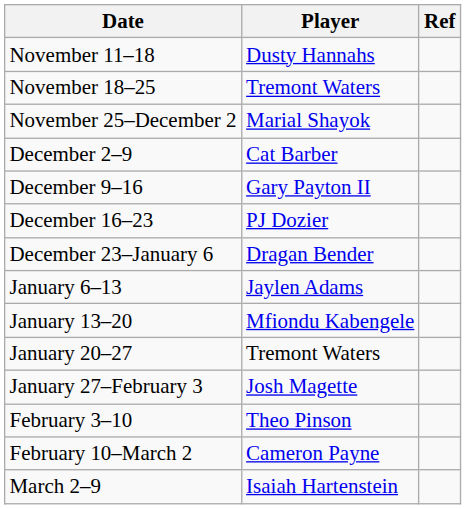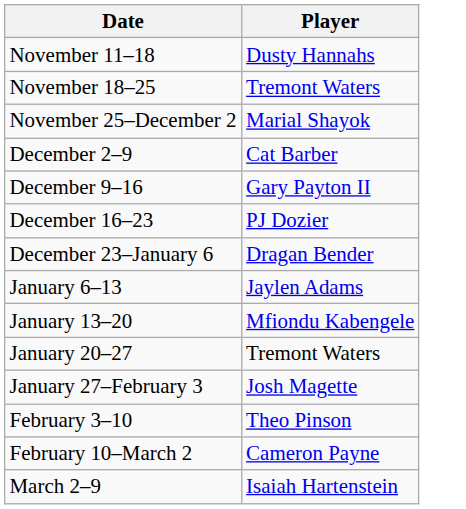- column: (440, 21)
